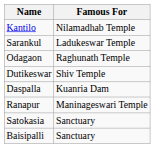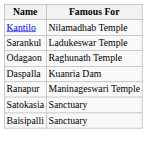- row: (29, 74)
